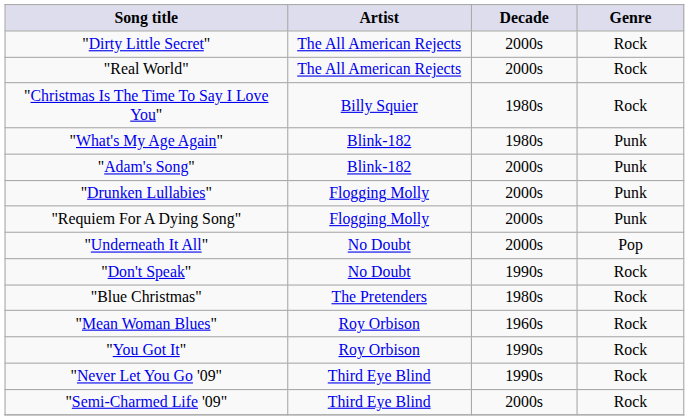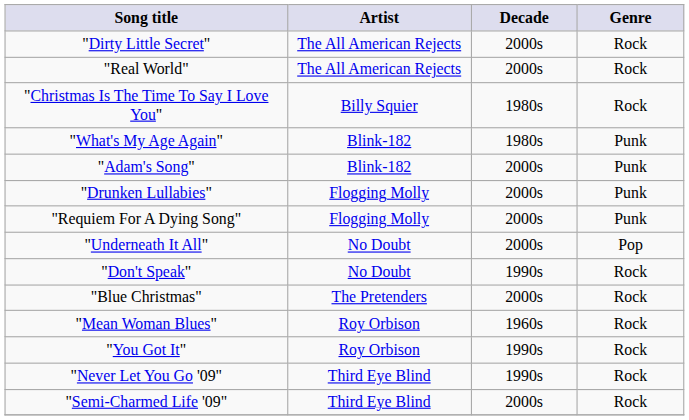(524, 297) 1980s -> (524, 297) 2000s
